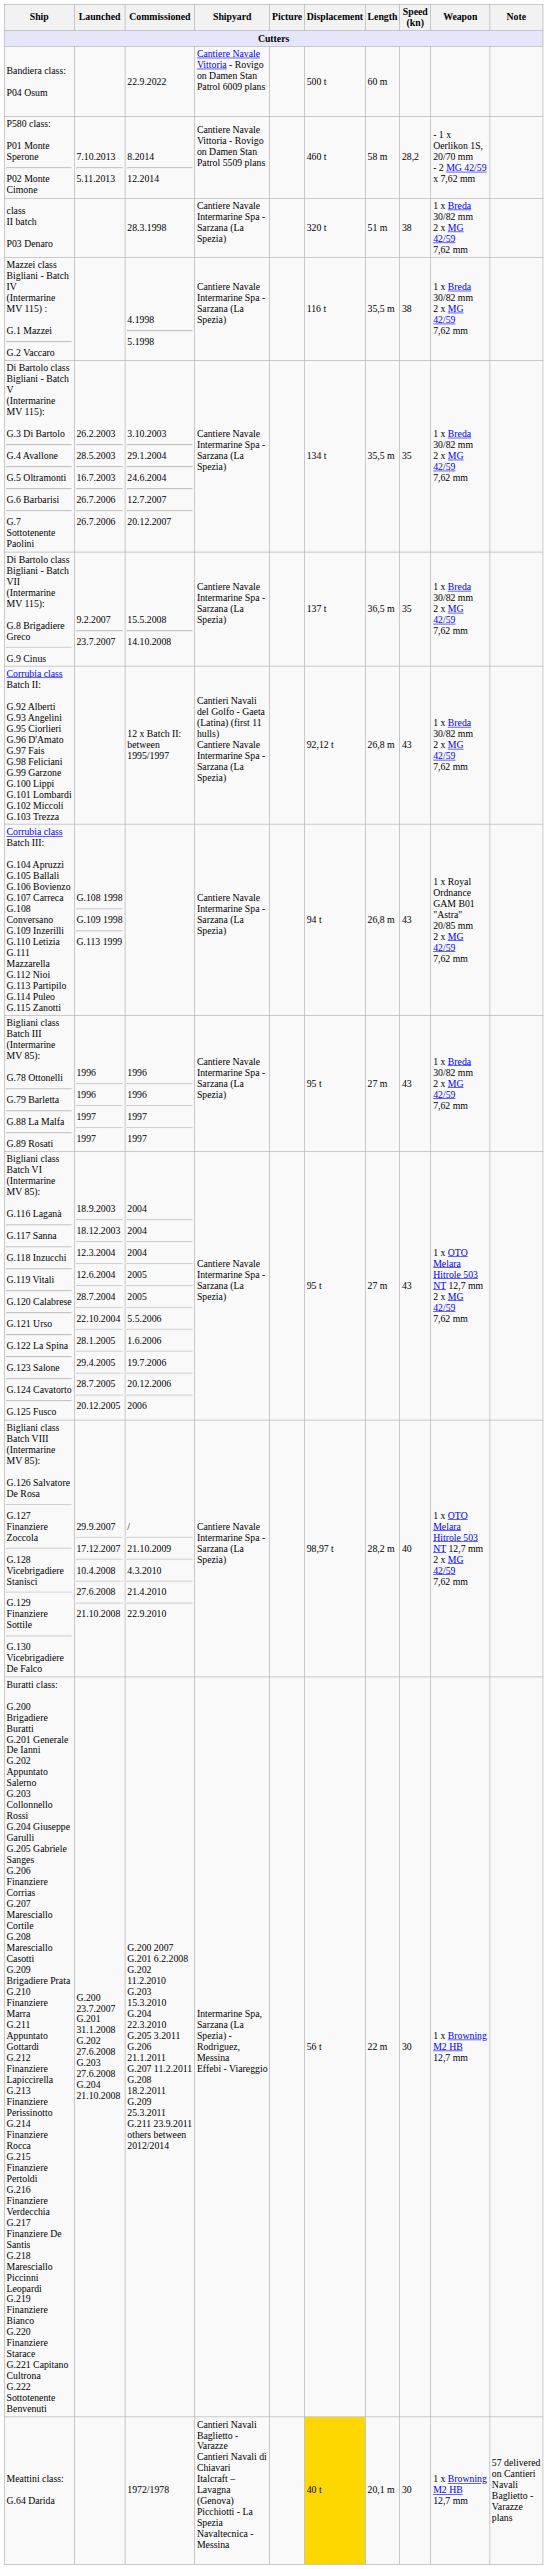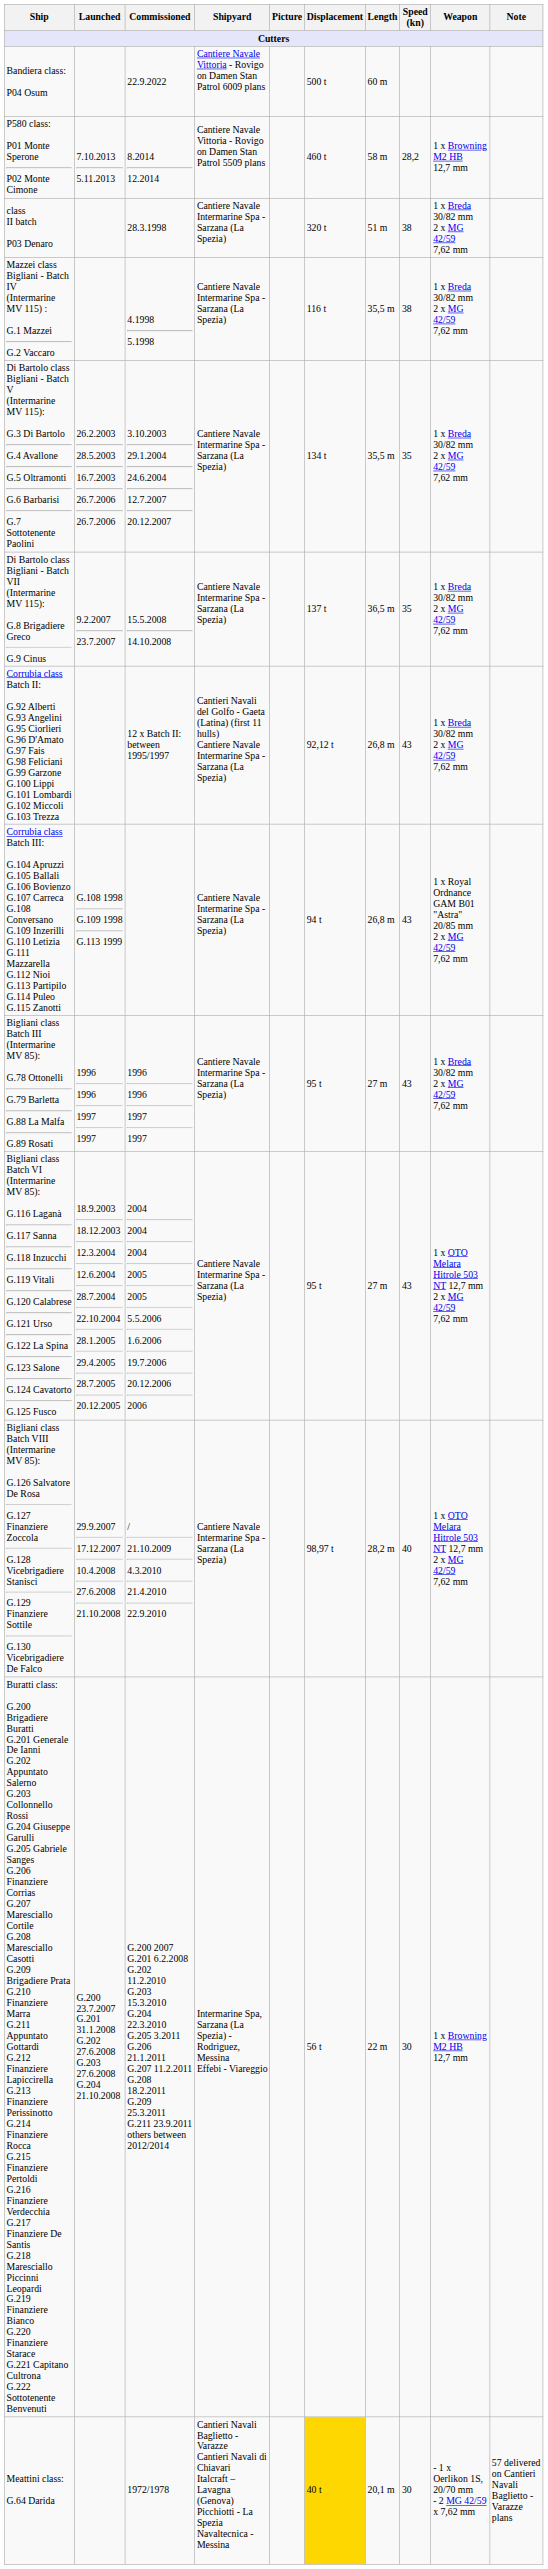(460, 157) - 1 x Oerlikon 1S, 20/70 mm - 2 MG 42/59 x 7,62 mm -> (460, 157) 1 x Browning M2 HB 12,7 mm
(460, 2490) 1 x Browning M2 HB 12,7 mm -> (460, 2490) - 1 x Oerlikon 1S, 20/70 mm - 2 MG 42/59 x 7,62 mm
